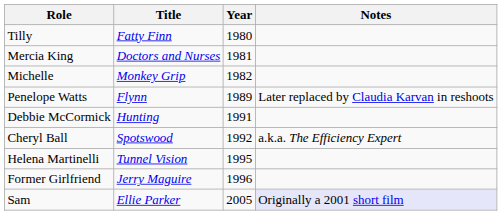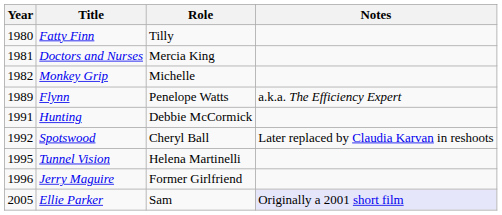columns swapped: (239, 14) <-> (59, 14)
(376, 96) Later replaced by Claudia Karvan in reshoots -> (330, 96) a.k.a. The Efficiency Expert
(330, 138) a.k.a. The Efficiency Expert -> (376, 138) Later replaced by Claudia Karvan in reshoots
